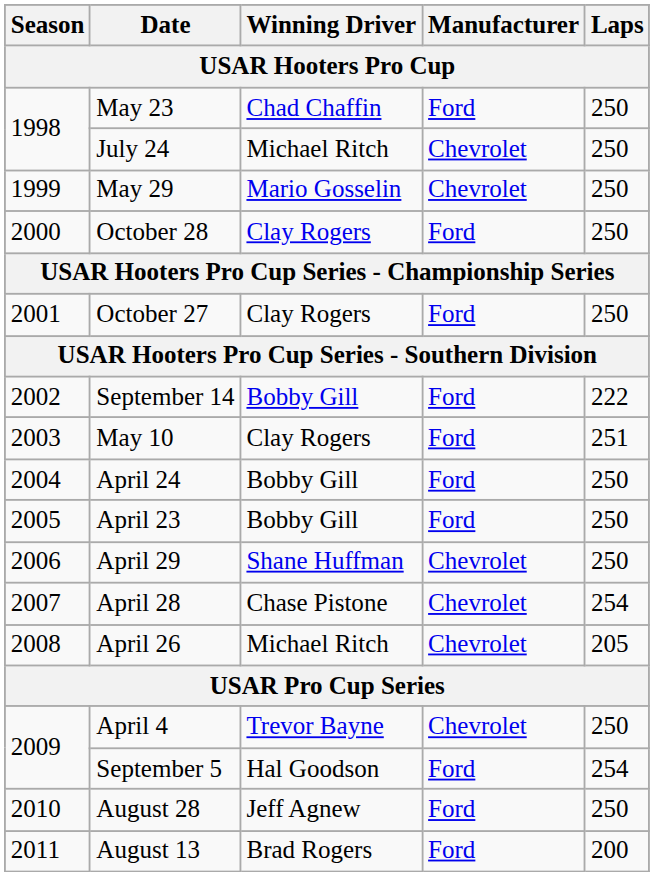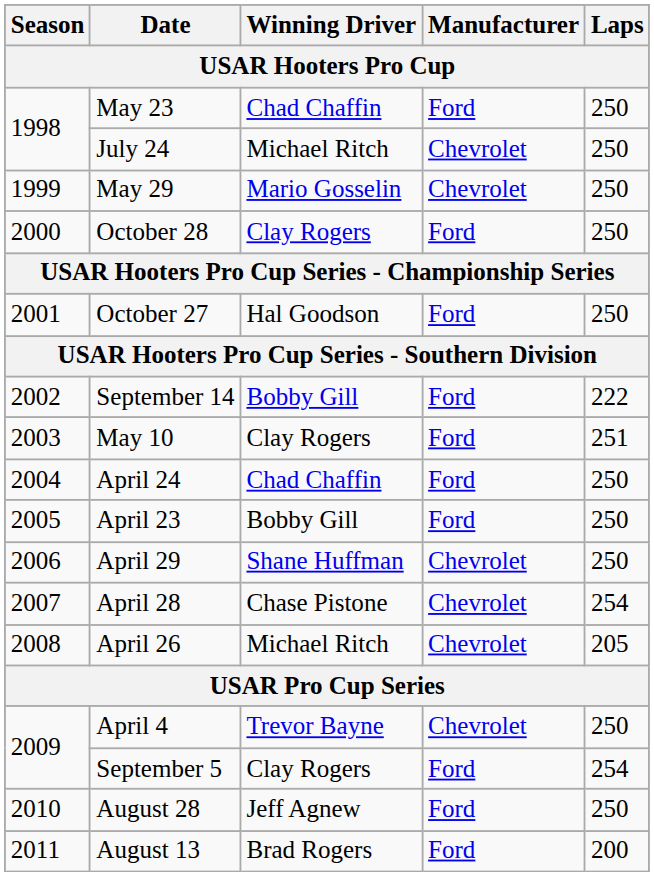(309, 313) Clay Rogers -> (313, 313) Hal Goodson
(302, 478) Bobby Gill -> (314, 478) Chad Chaffin
(313, 767) Hal Goodson -> (309, 767) Clay Rogers
